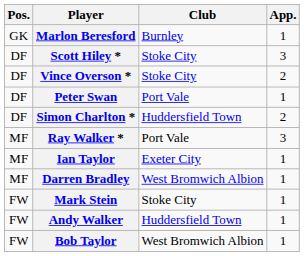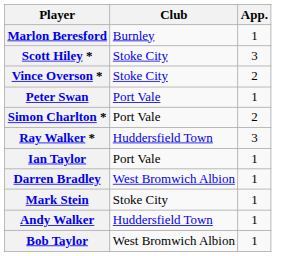- column: (19, 14)
(191, 117) Huddersfield Town -> (137, 117) Port Vale
(165, 138) Port Vale -> (163, 138) Huddersfield Town
(171, 158) Exeter City -> (137, 158) Port Vale
